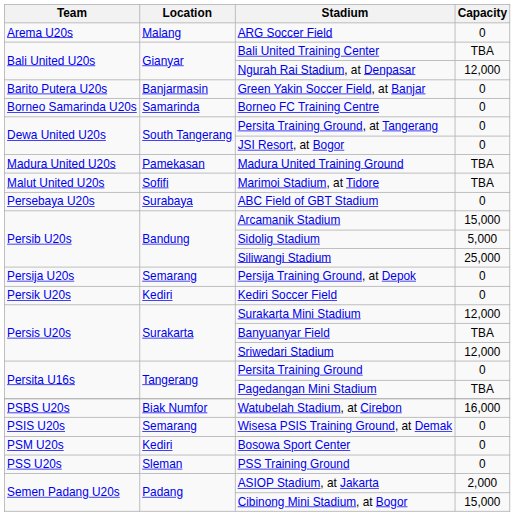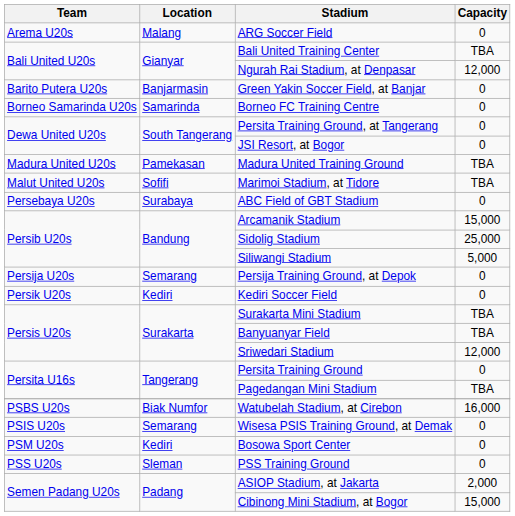(482, 239) 5,000 -> (482, 239) 25,000
(482, 257) 25,000 -> (482, 257) 5,000
(482, 314) 12,000 -> (482, 314) TBA
